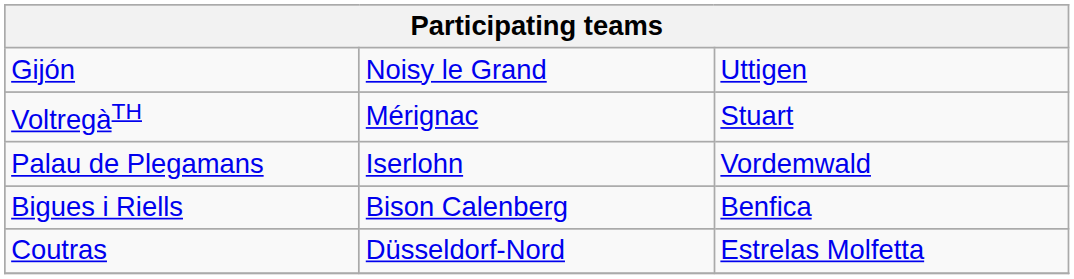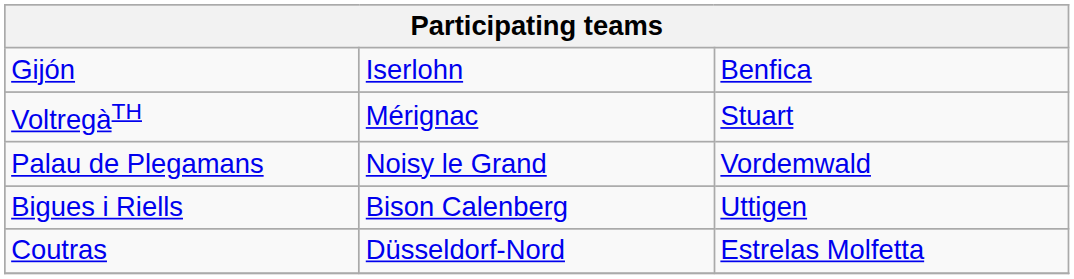(456, 69) Noisy le Grand -> (414, 69) Iserlohn
(764, 69) Uttigen -> (766, 69) Benfica
(414, 163) Iserlohn -> (456, 163) Noisy le Grand
(766, 207) Benfica -> (764, 207) Uttigen
